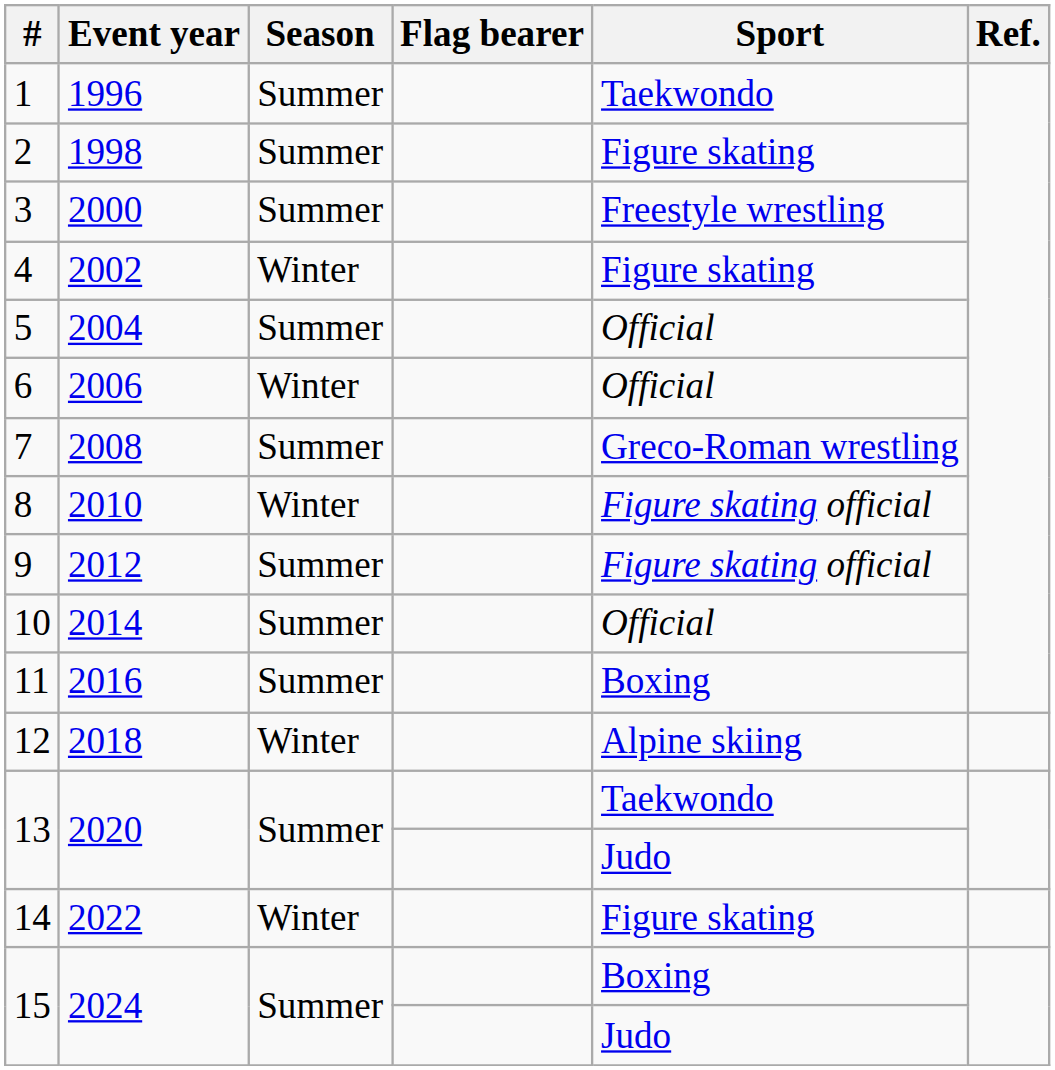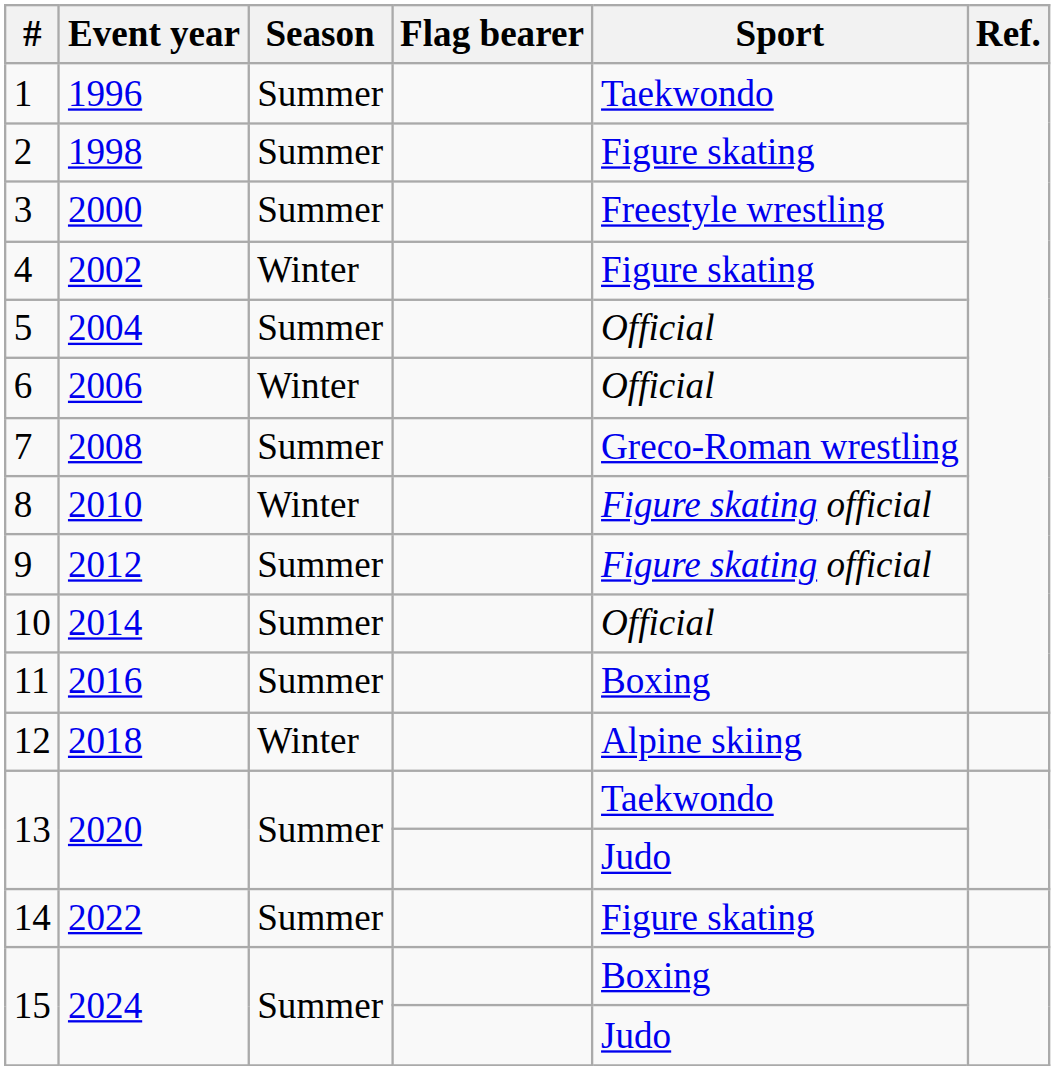(308, 916) Winter -> (320, 916) Summer
